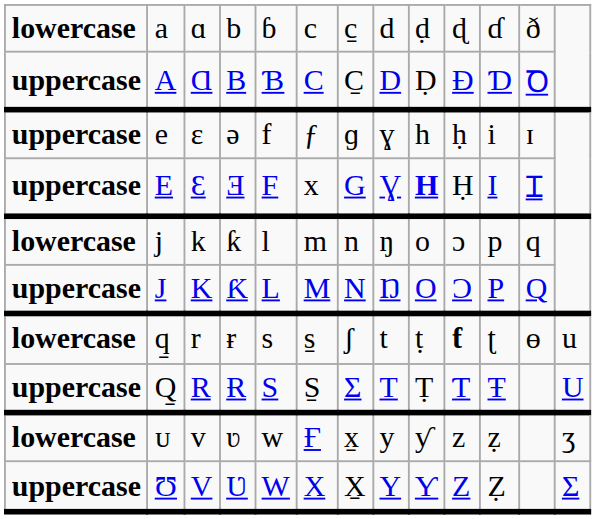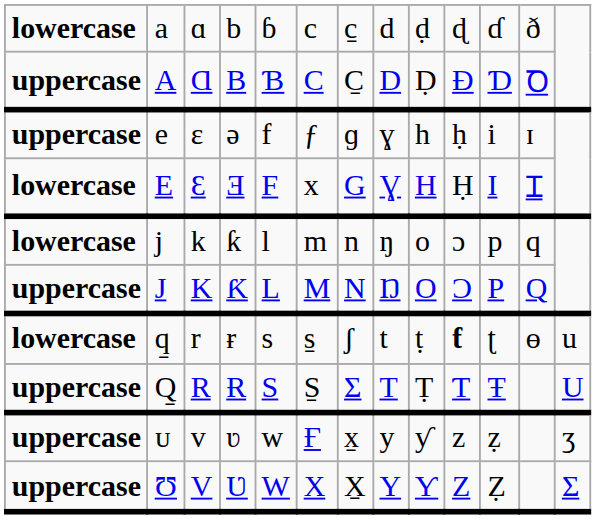(76, 185) uppercase -> (74, 185) lowercase
(427, 185) bold -> (426, 185) normal
(74, 437) lowercase -> (76, 437) uppercase
